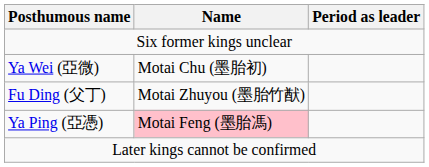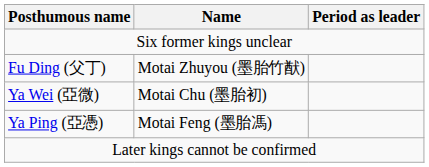rows swapped: (57, 95) <-> (54, 67)
(205, 123) pink background -> (205, 123) no background
